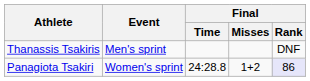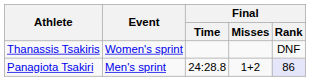(136, 50) Men's sprint -> (144, 50) Women's sprint
(144, 68) Women's sprint -> (136, 68) Men's sprint
